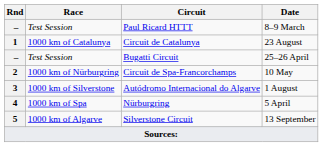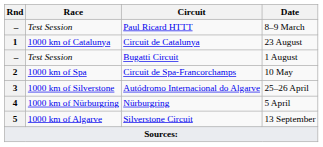(287, 57) 25–26 April -> (281, 57) 1 August
(73, 72) 1000 km of Nürburgring -> (57, 72) 1000 km of Spa
(281, 88) 1 August -> (287, 88) 25–26 April
(57, 103) 1000 km of Spa -> (73, 103) 1000 km of Nürburgring
